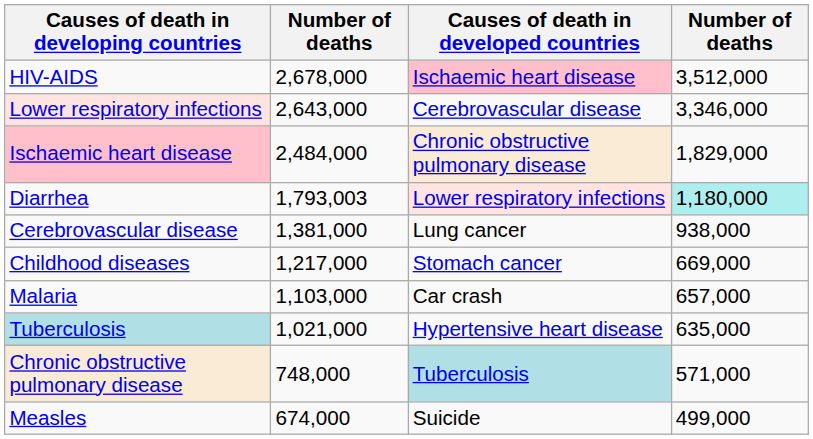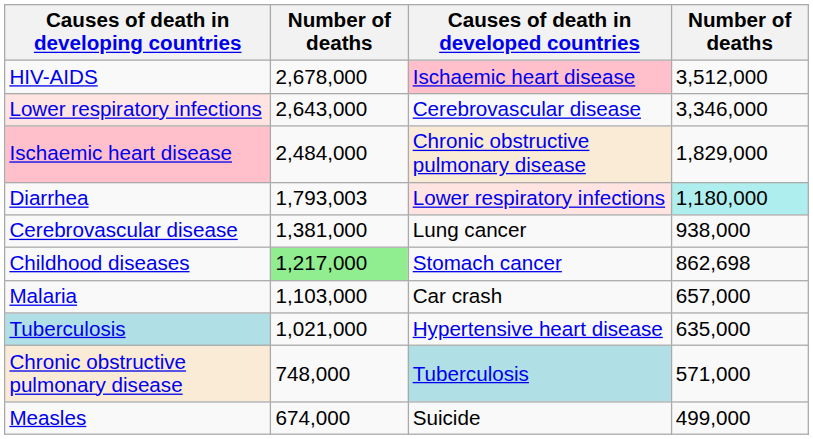(321, 263) no background -> (321, 263) lightgreen background
(713, 263) 669,000 -> (713, 263) 862,698
